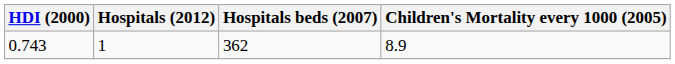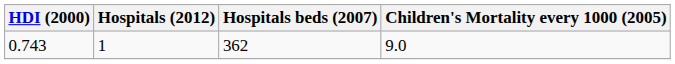(396, 44) 8.9 -> (396, 44) 9.0
